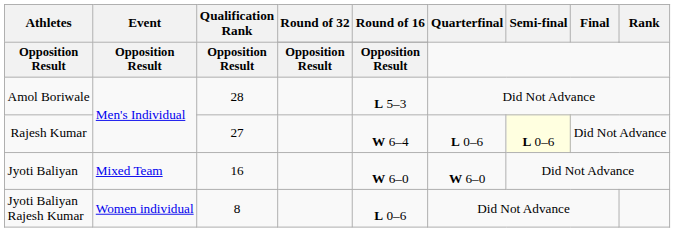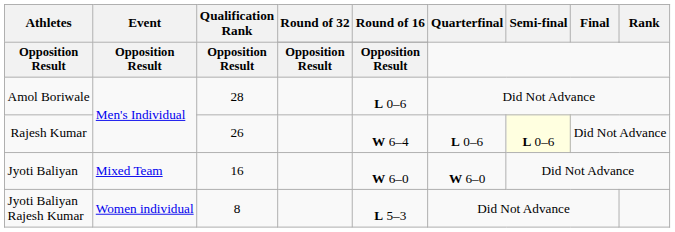(390, 104) L 5–3 -> (390, 104) L 0–6
(237, 134) 27 -> (237, 134) 26
(390, 216) L 0–6 -> (390, 216) L 5–3
